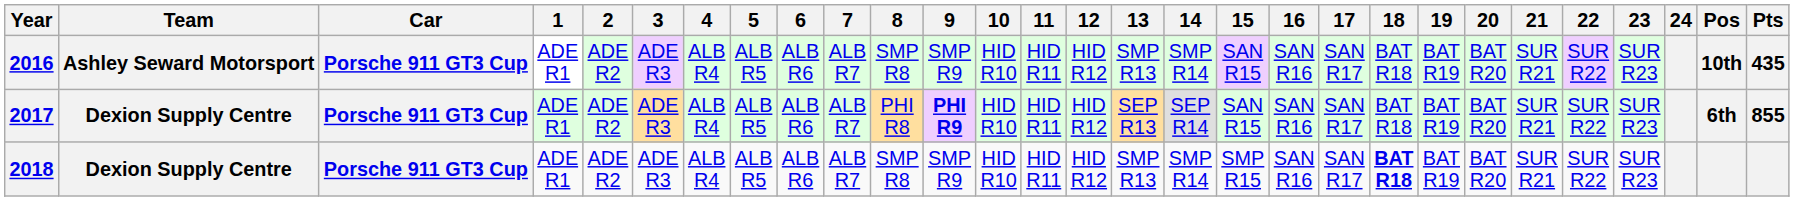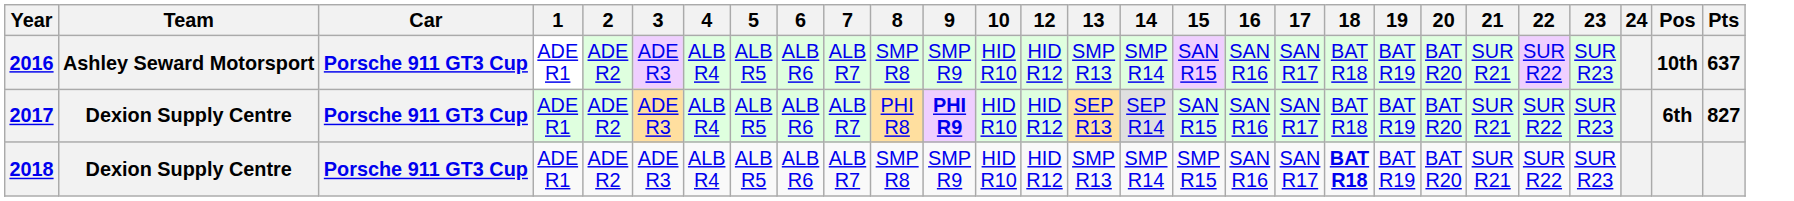- column: (1044, 20)
(1768, 62) 435 -> (1724, 62) 637
(1768, 115) 855 -> (1724, 115) 827
